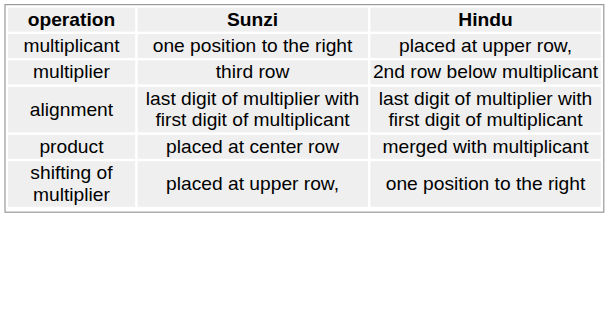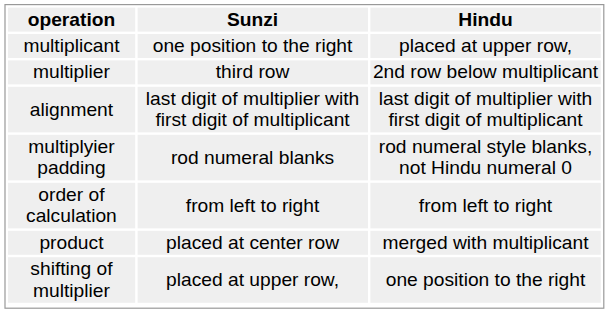+ row: (71, 157)
+ row: (71, 205)
